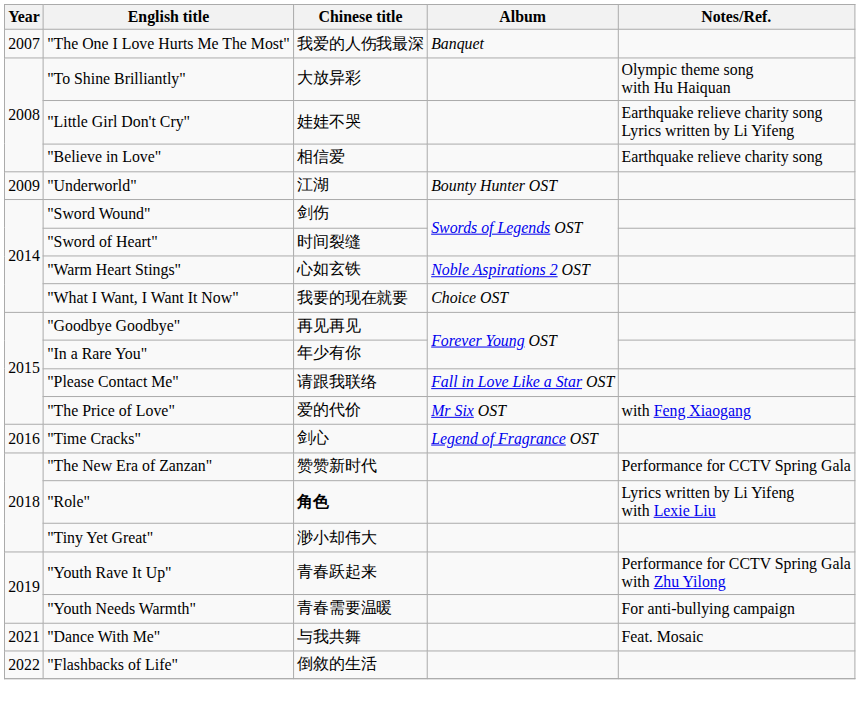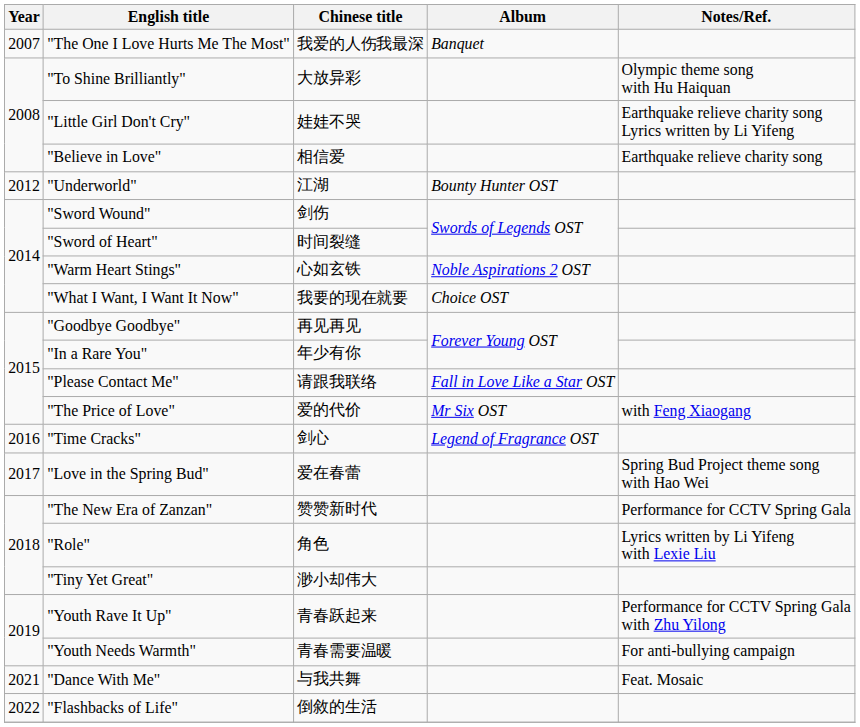(24, 185) 2009 -> (24, 185) 2012
+ row: (128, 474)
(313, 501) bold -> (313, 544) normal
